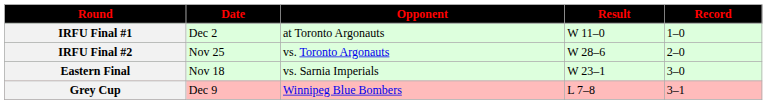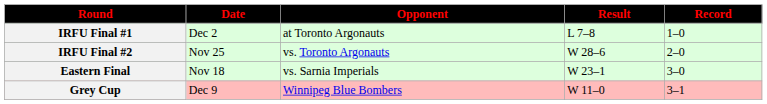(586, 33) W 11–0 -> (581, 33) L 7–8
(581, 90) L 7–8 -> (586, 90) W 11–0
